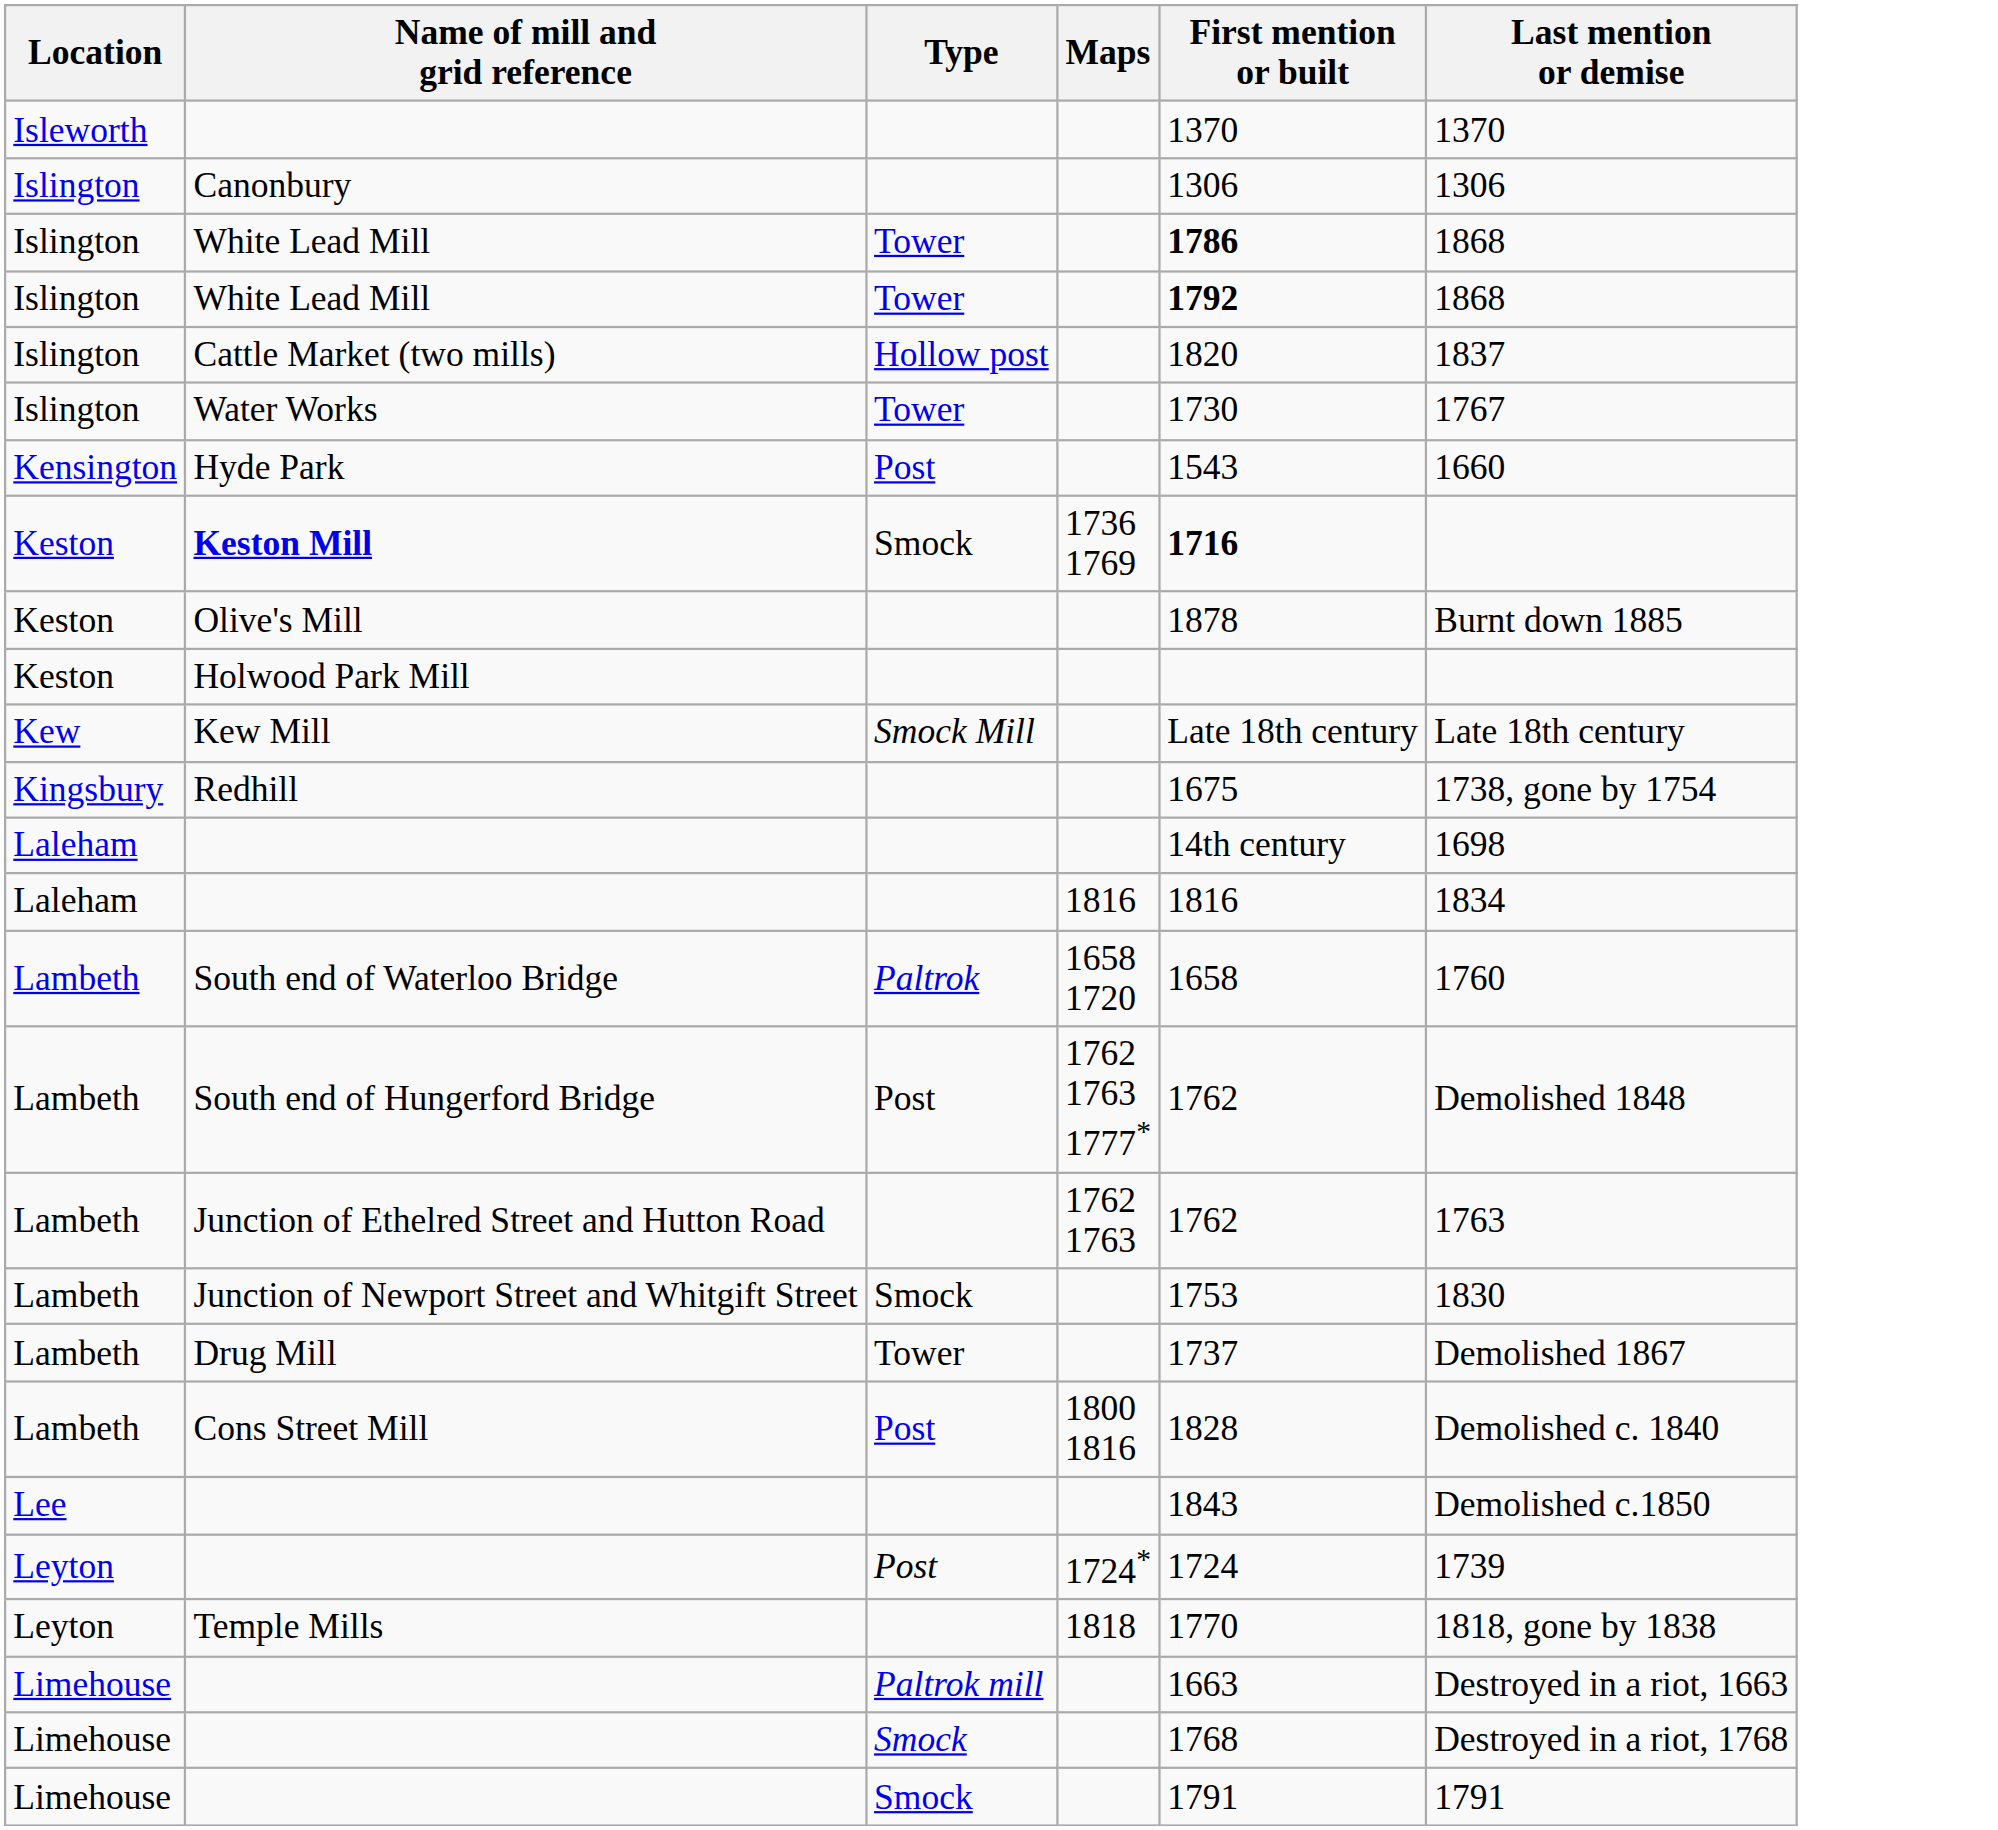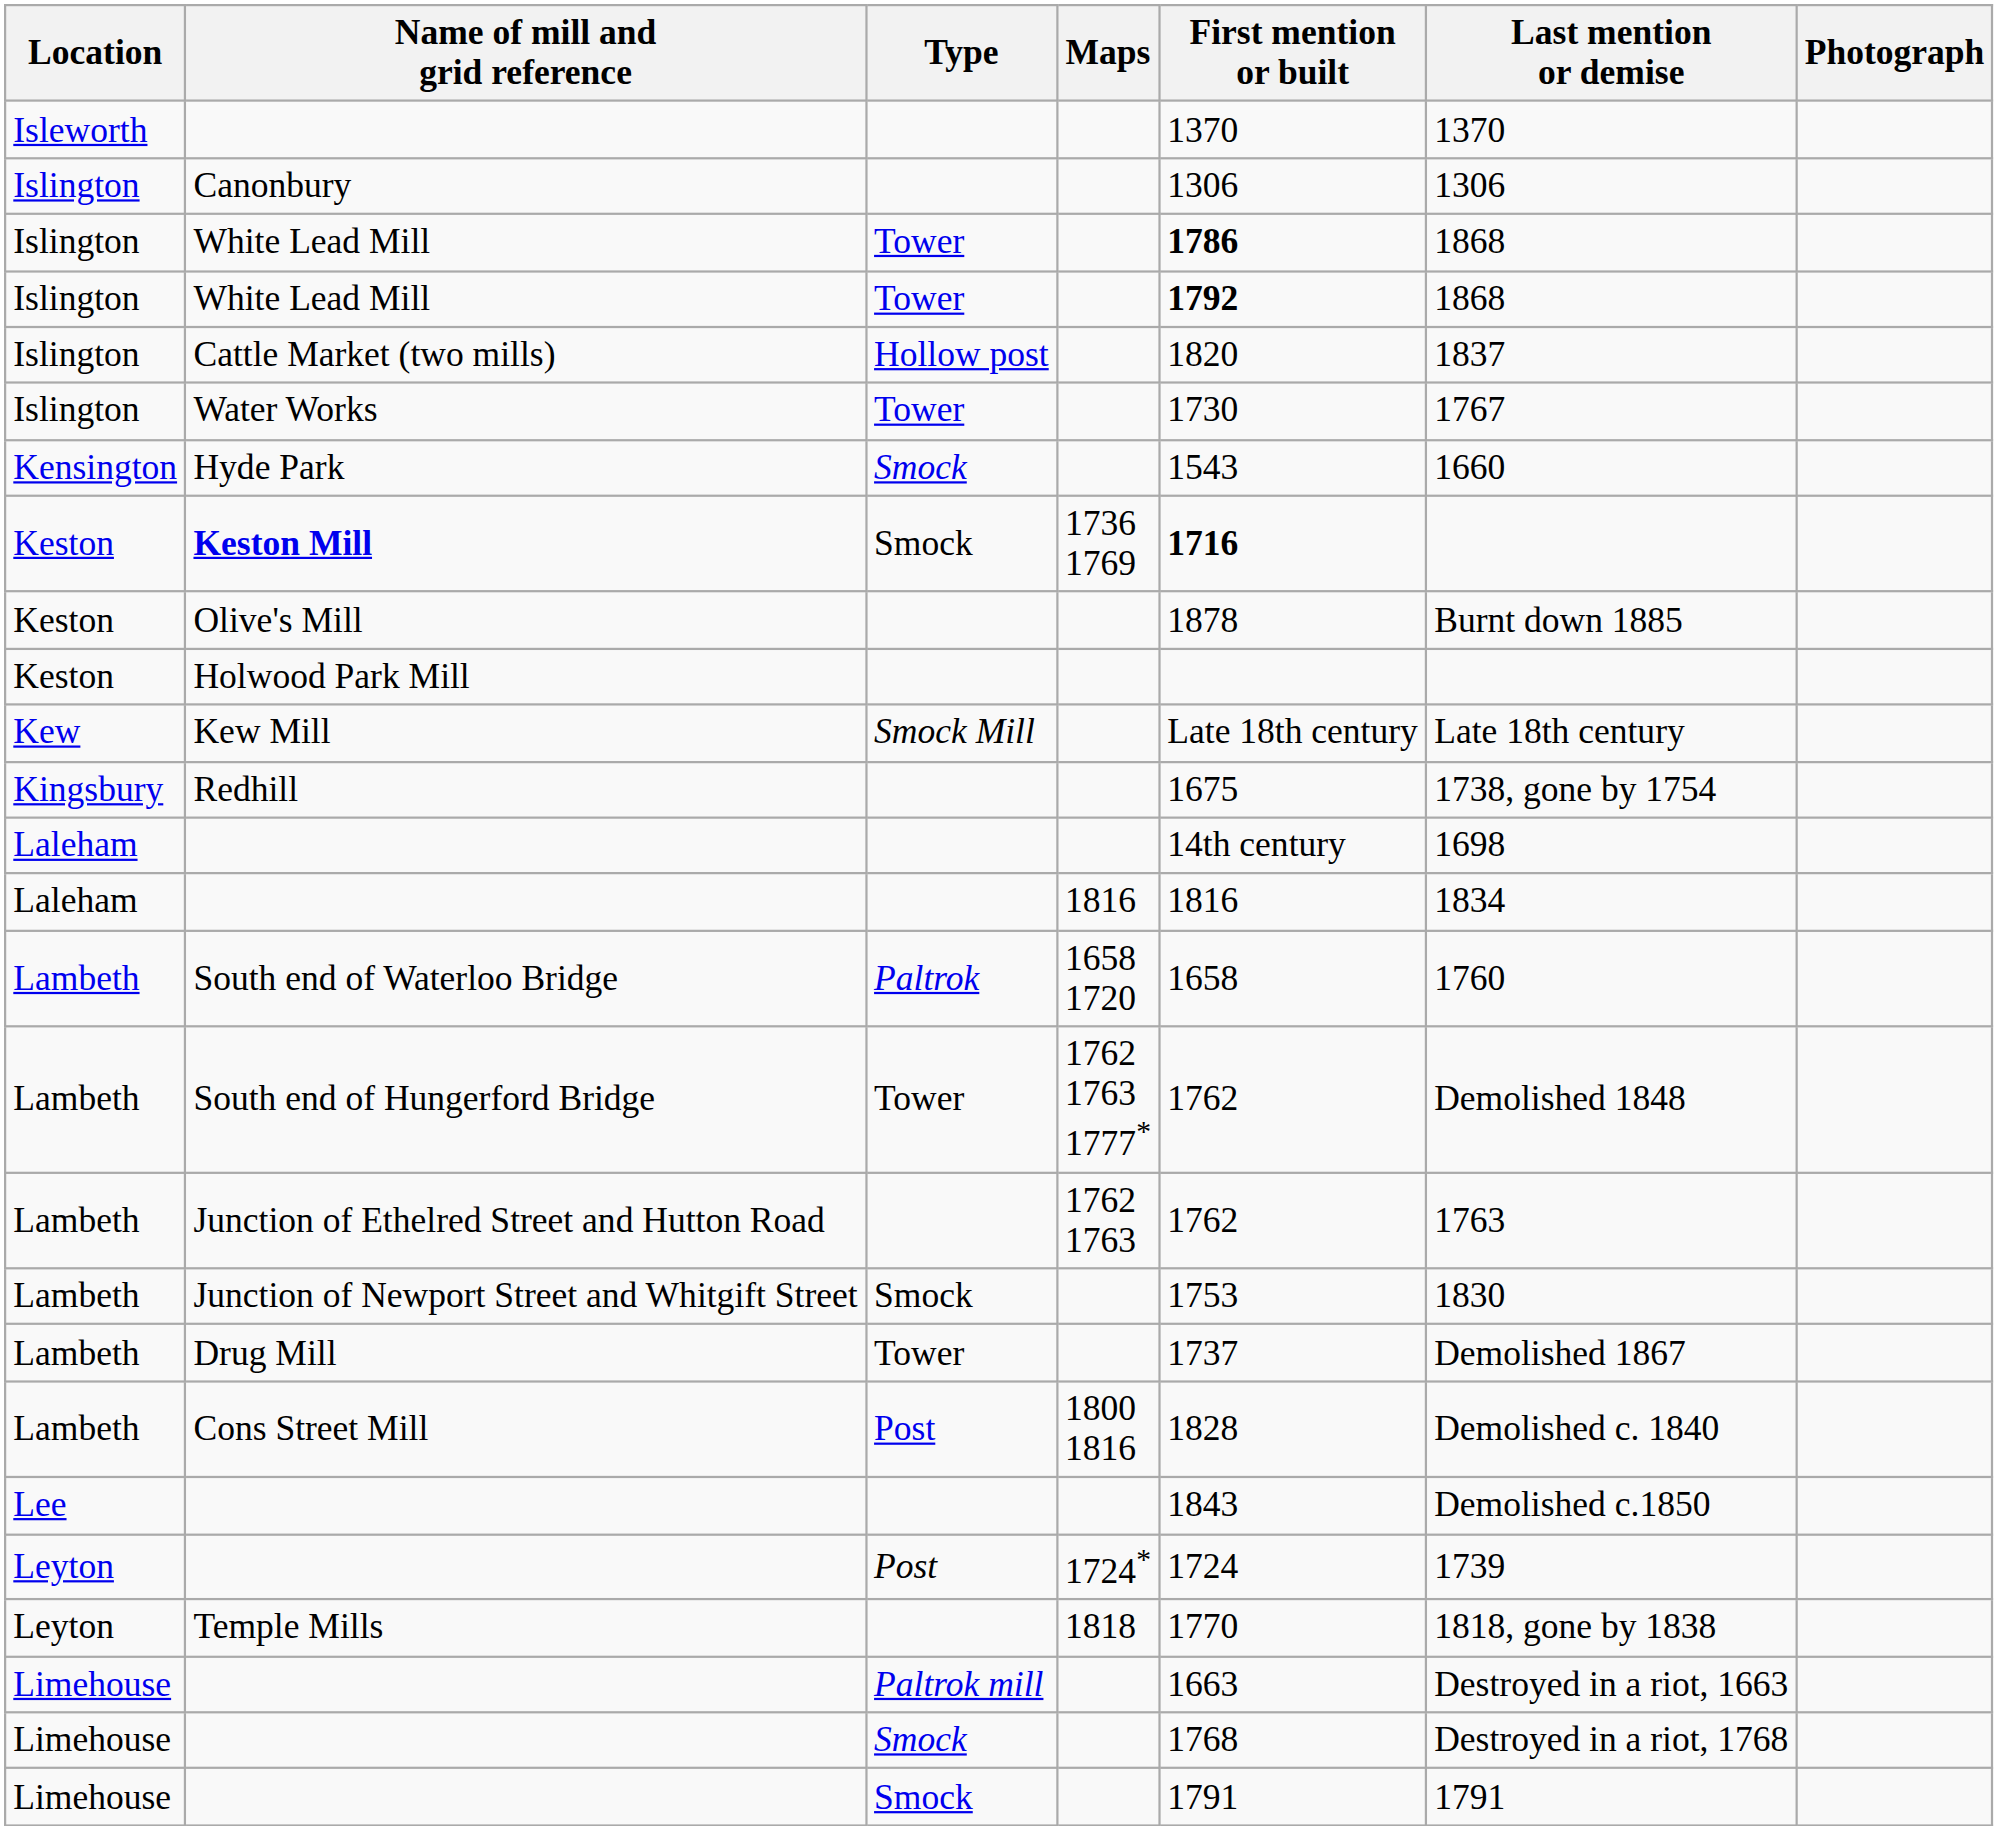+ column: (1895, 52)
(905, 466) Post -> (920, 466) Smock
(905, 1098) Post -> (919, 1098) Tower
